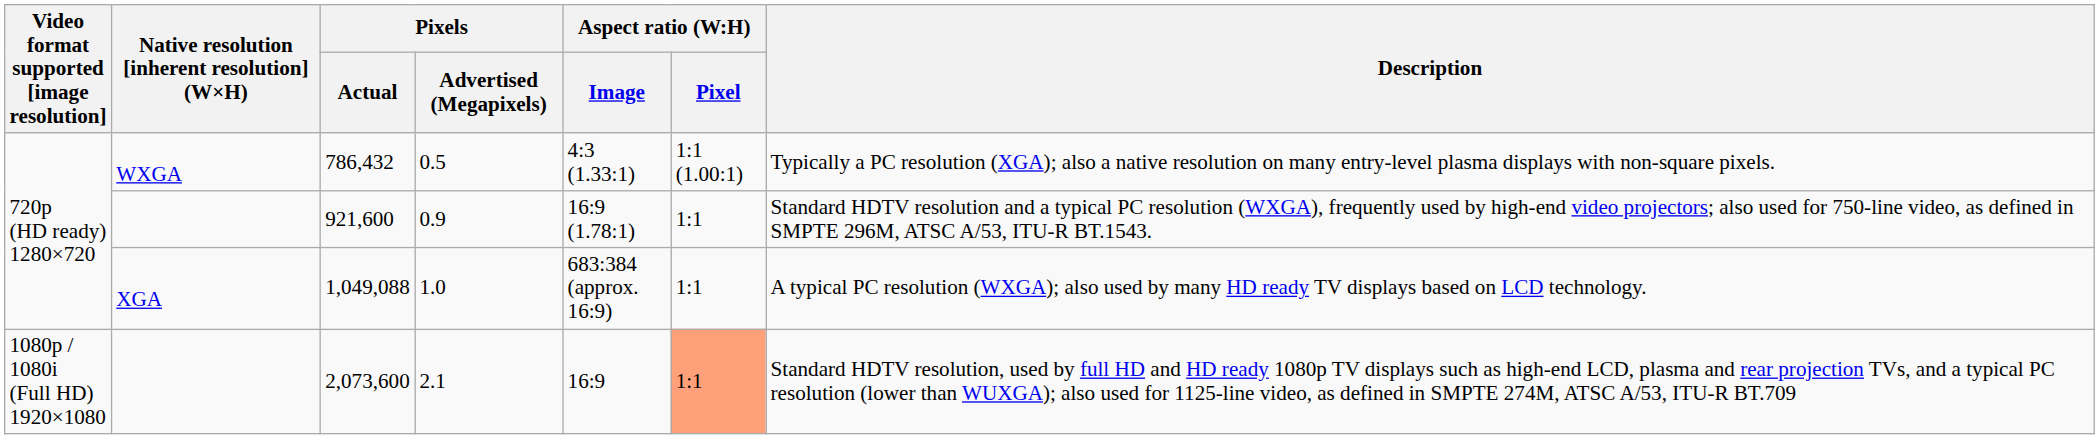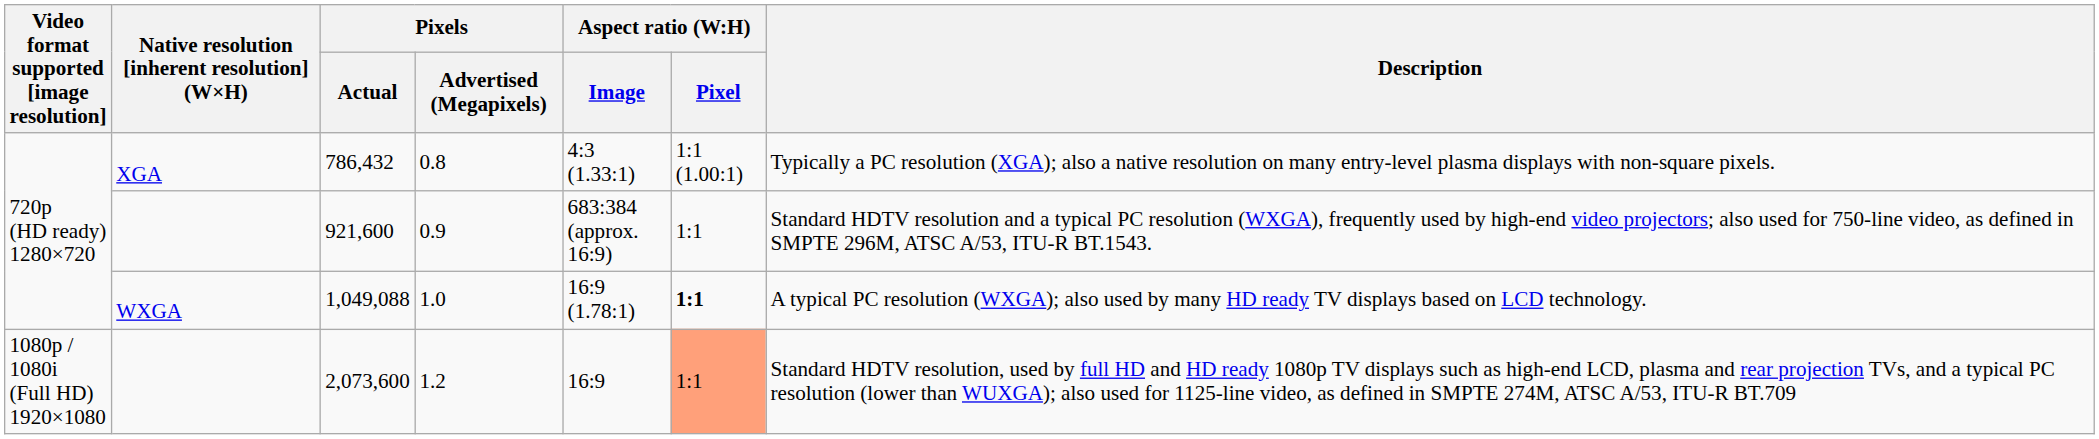(149, 173) WXGA -> (139, 173) XGA
(433, 161) 0.5 -> (433, 161) 0.8
(601, 218) 16:9 (1.78:1) -> (603, 230) 683:384 (approx. 16:9)
(139, 299) XGA -> (149, 311) WXGA
(603, 288) 683:384 (approx. 16:9) -> (601, 299) 16:9 (1.78:1)
(689, 288) normal -> (690, 299) bold
(433, 380) 2.1 -> (433, 380) 1.2
